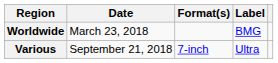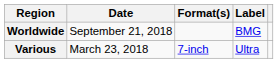(109, 31) March 23, 2018 -> (121, 31) September 21, 2018
(121, 49) September 21, 2018 -> (109, 49) March 23, 2018
